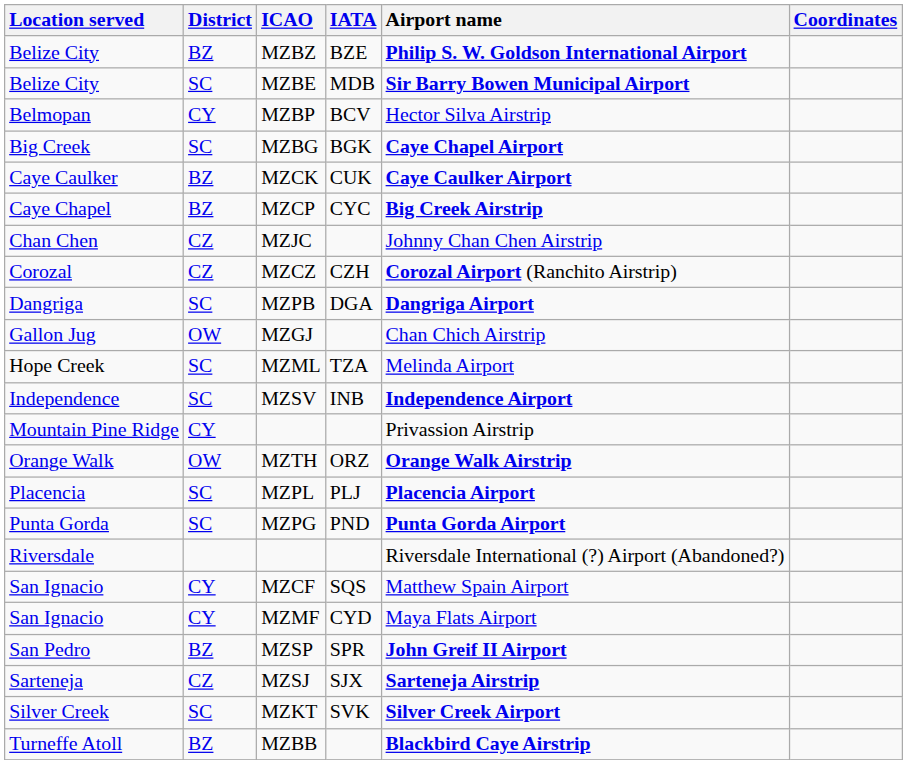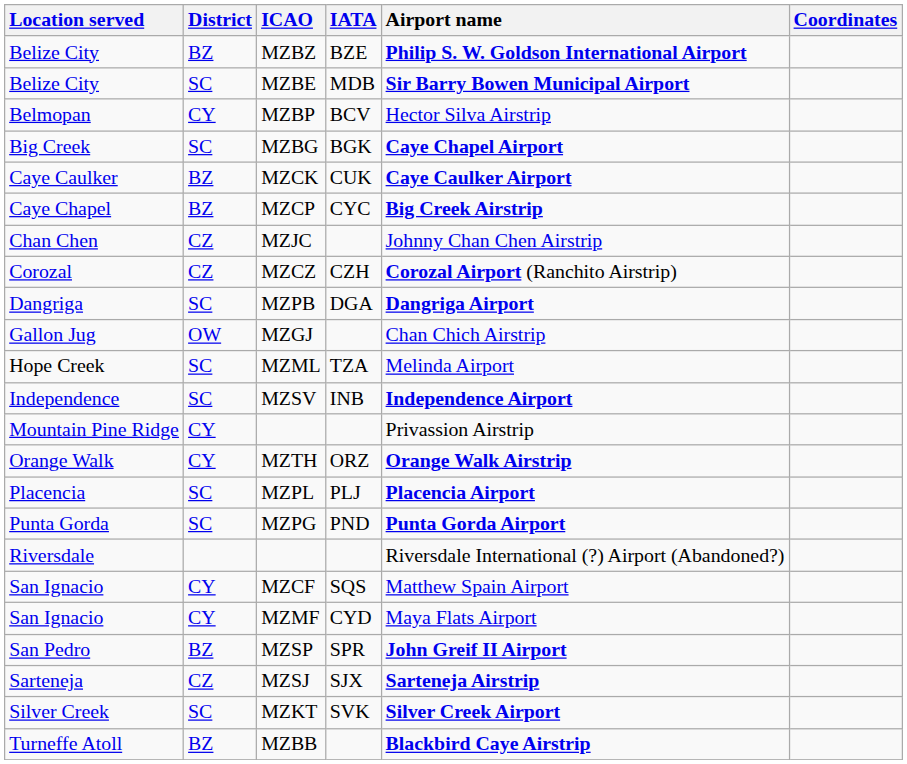(205, 460) OW -> (202, 460) CY
